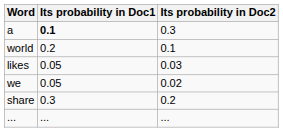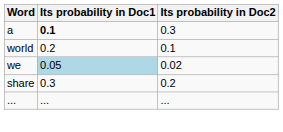- row: (18, 65)
(51, 83) no background -> (51, 65) lightblue background
